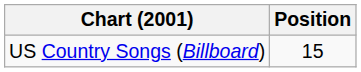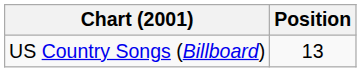(313, 50) 15 -> (313, 50) 13
